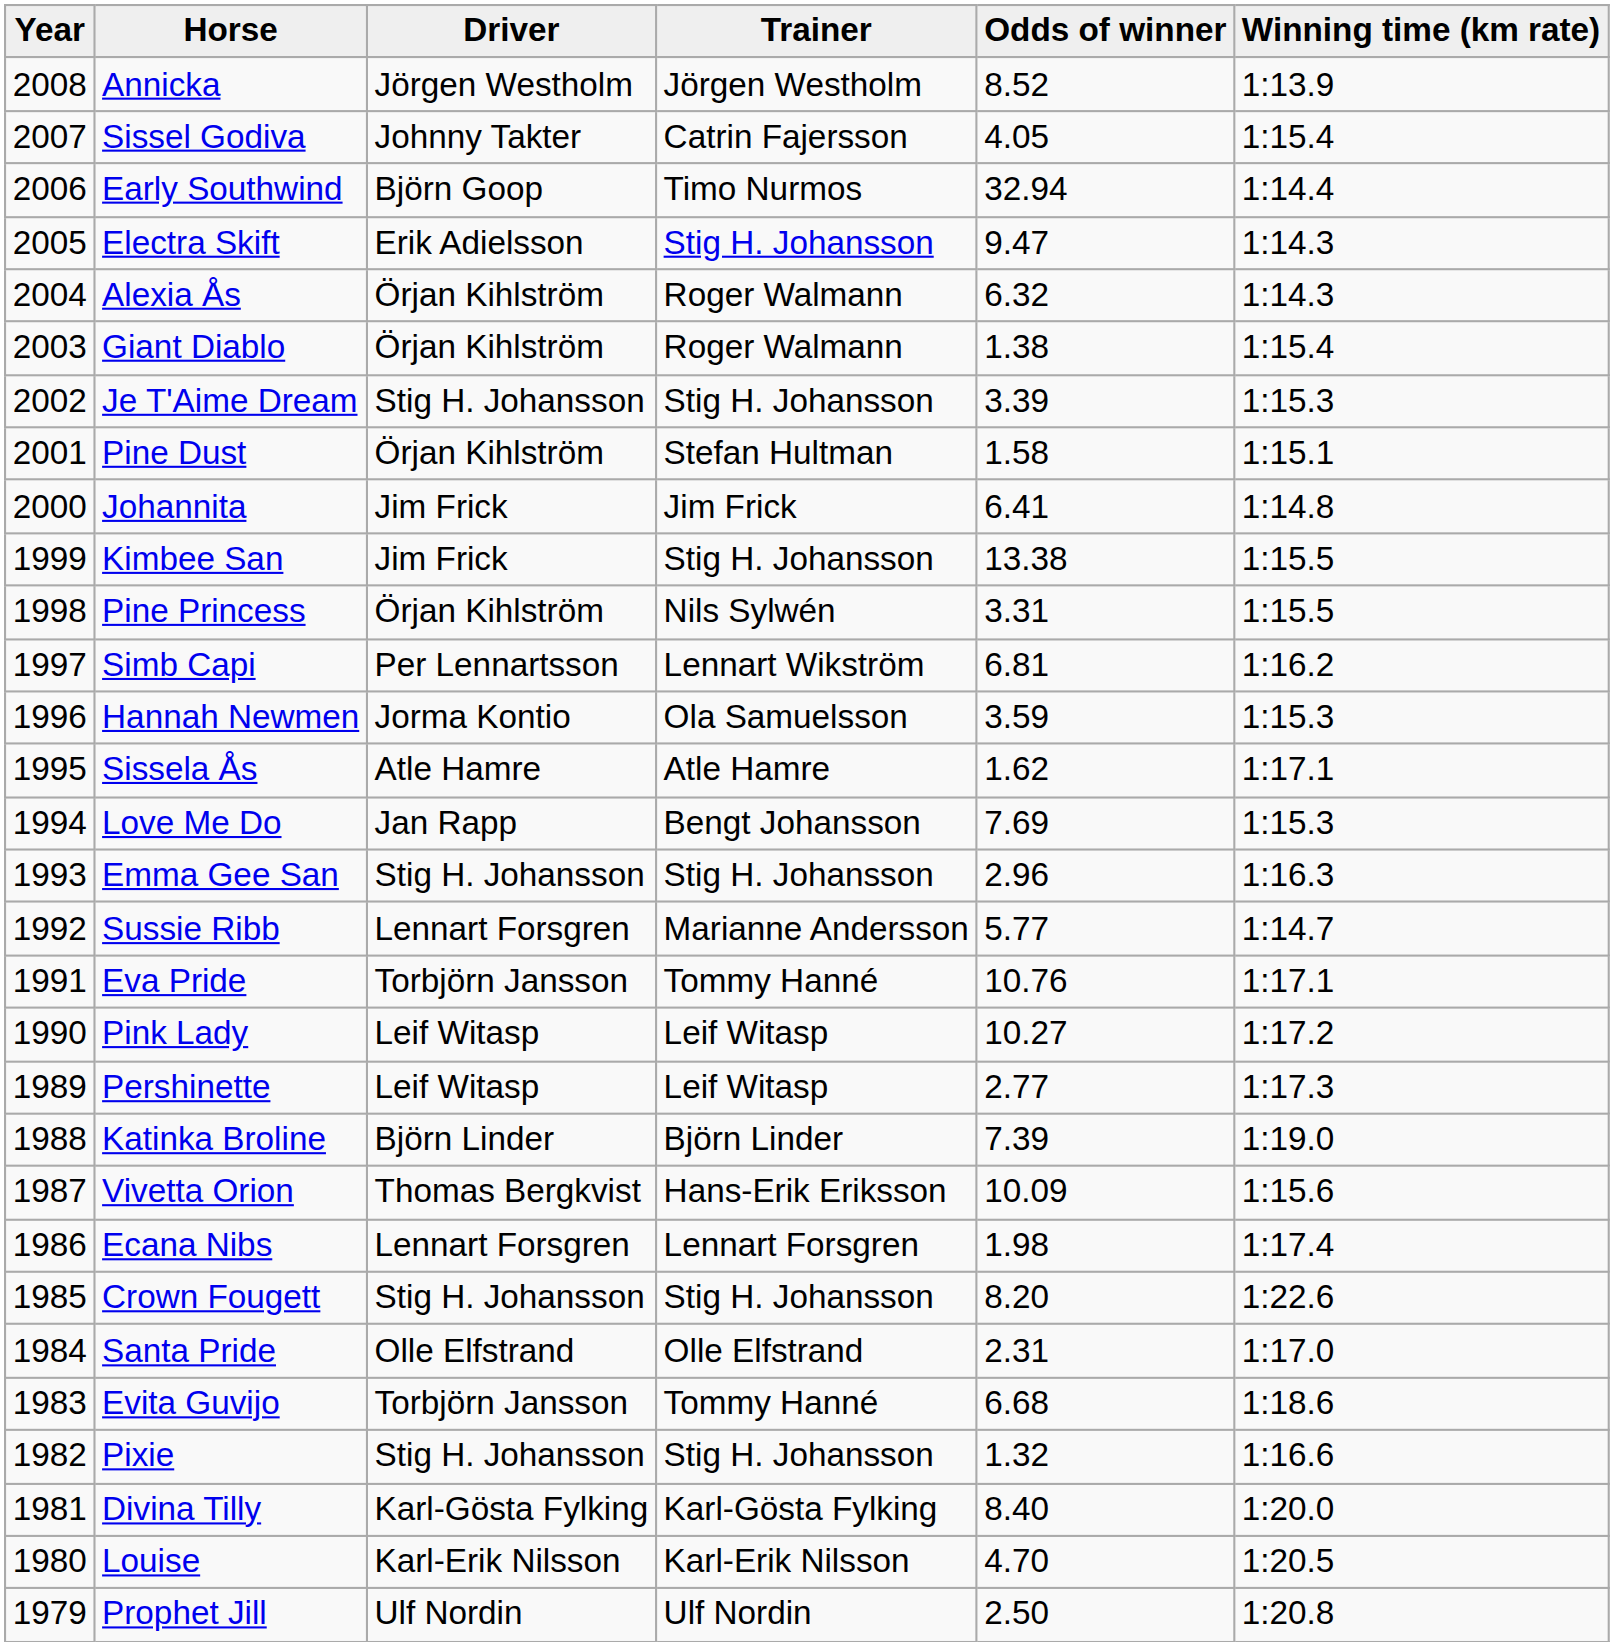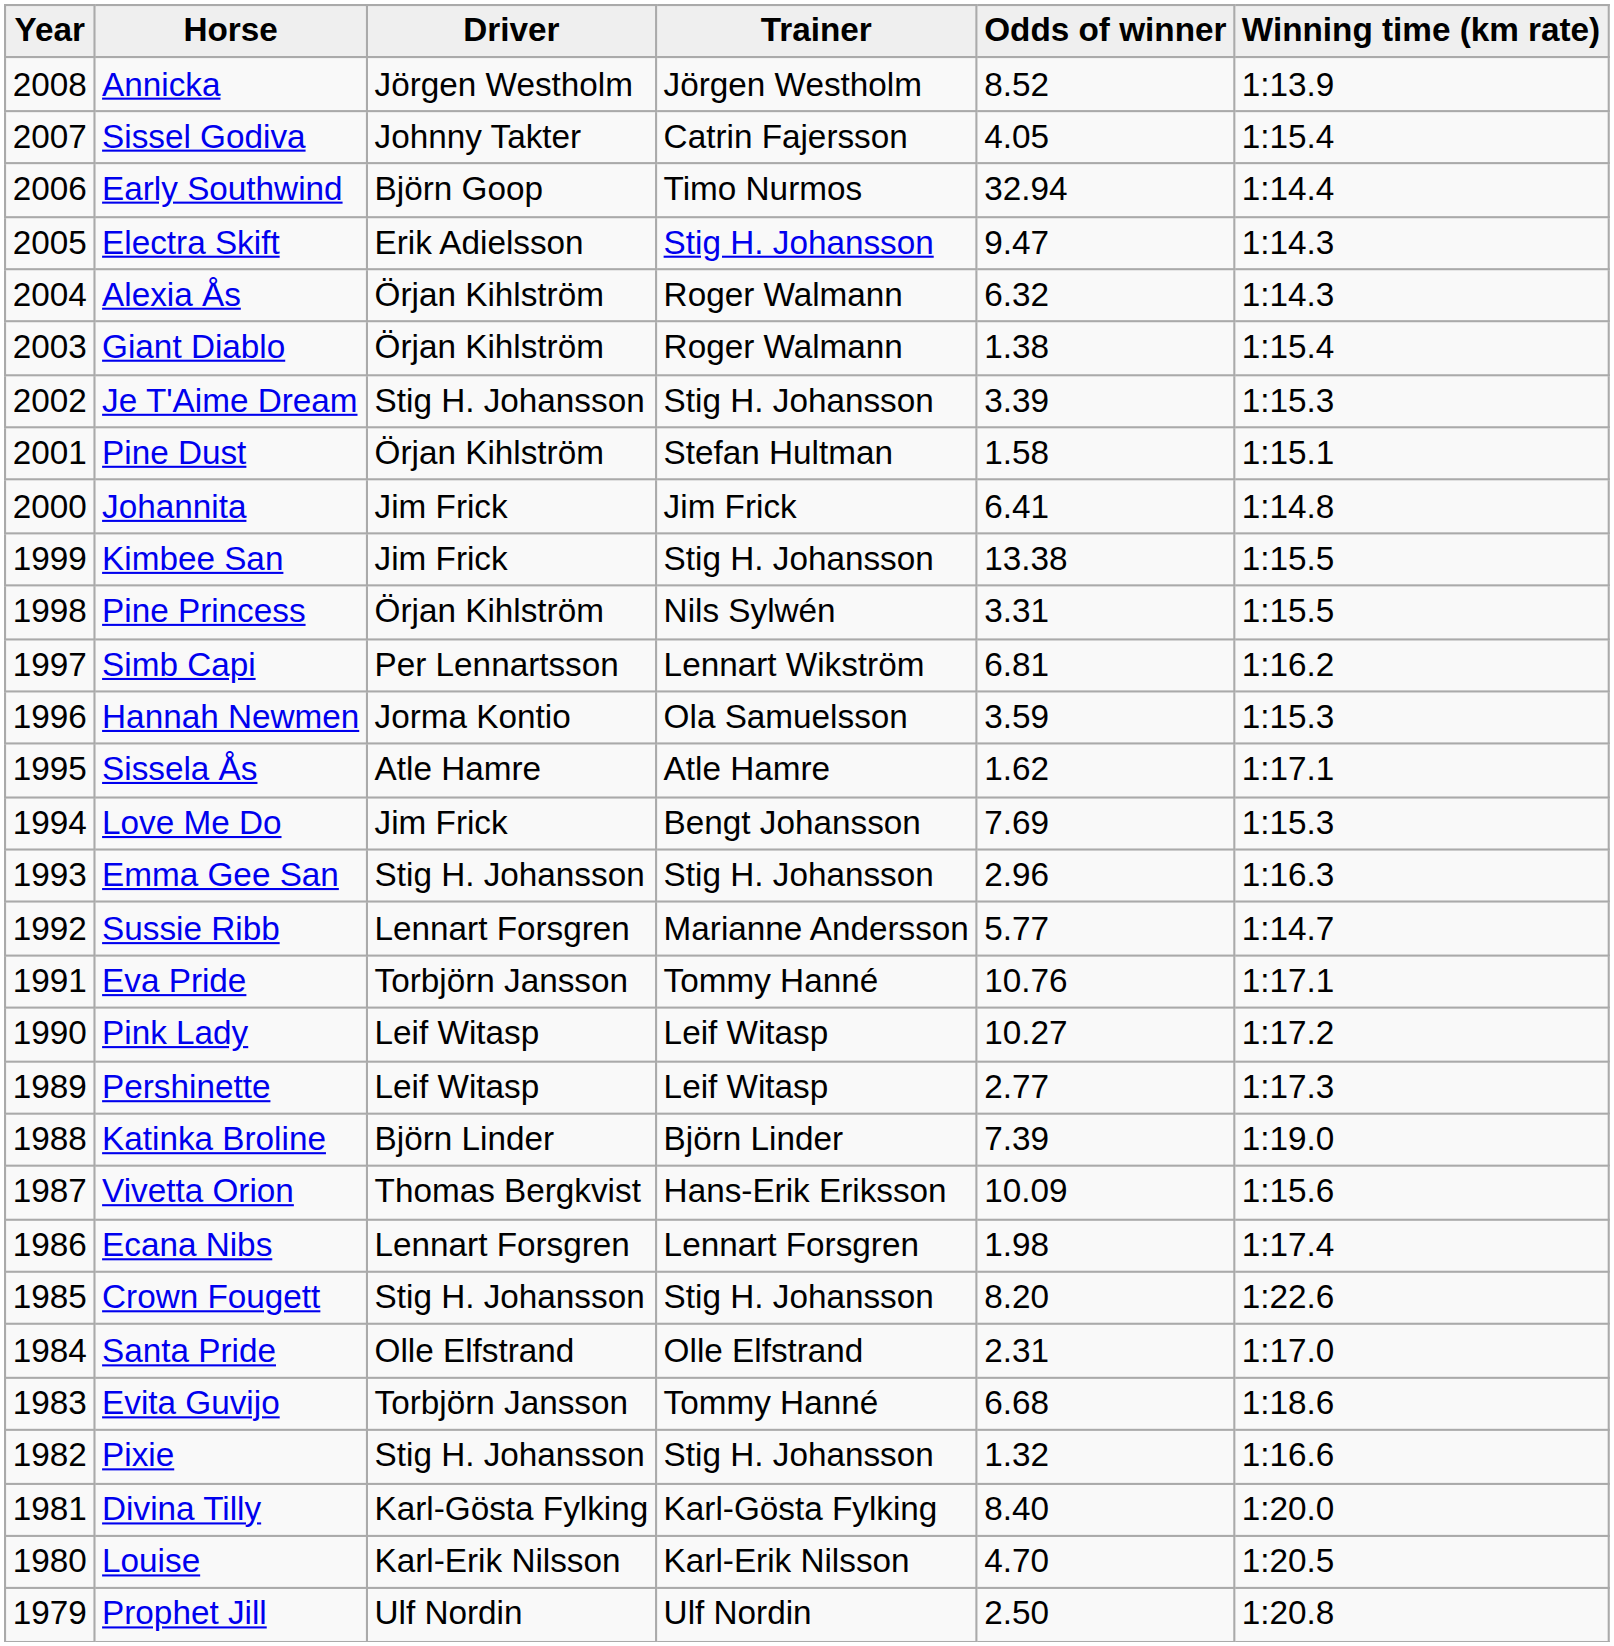(446, 822) Jan Rapp -> (441, 822) Jim Frick
